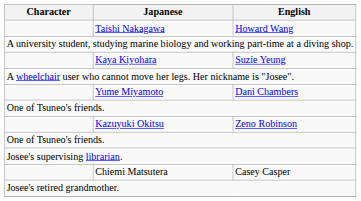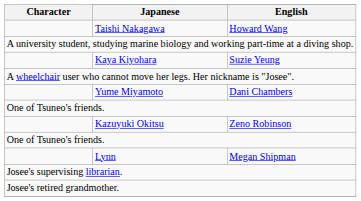+ row: (105, 156)
- row: (132, 172)
